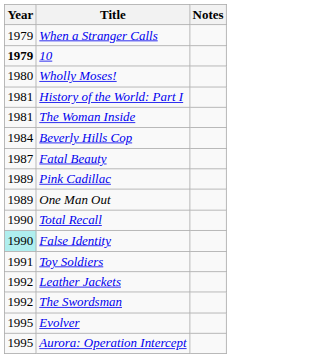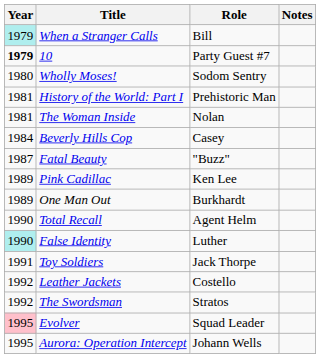+ column: (234, 14)
(20, 35) no background -> (20, 35) paleturquoise background
(20, 323) no background -> (20, 323) pink background
